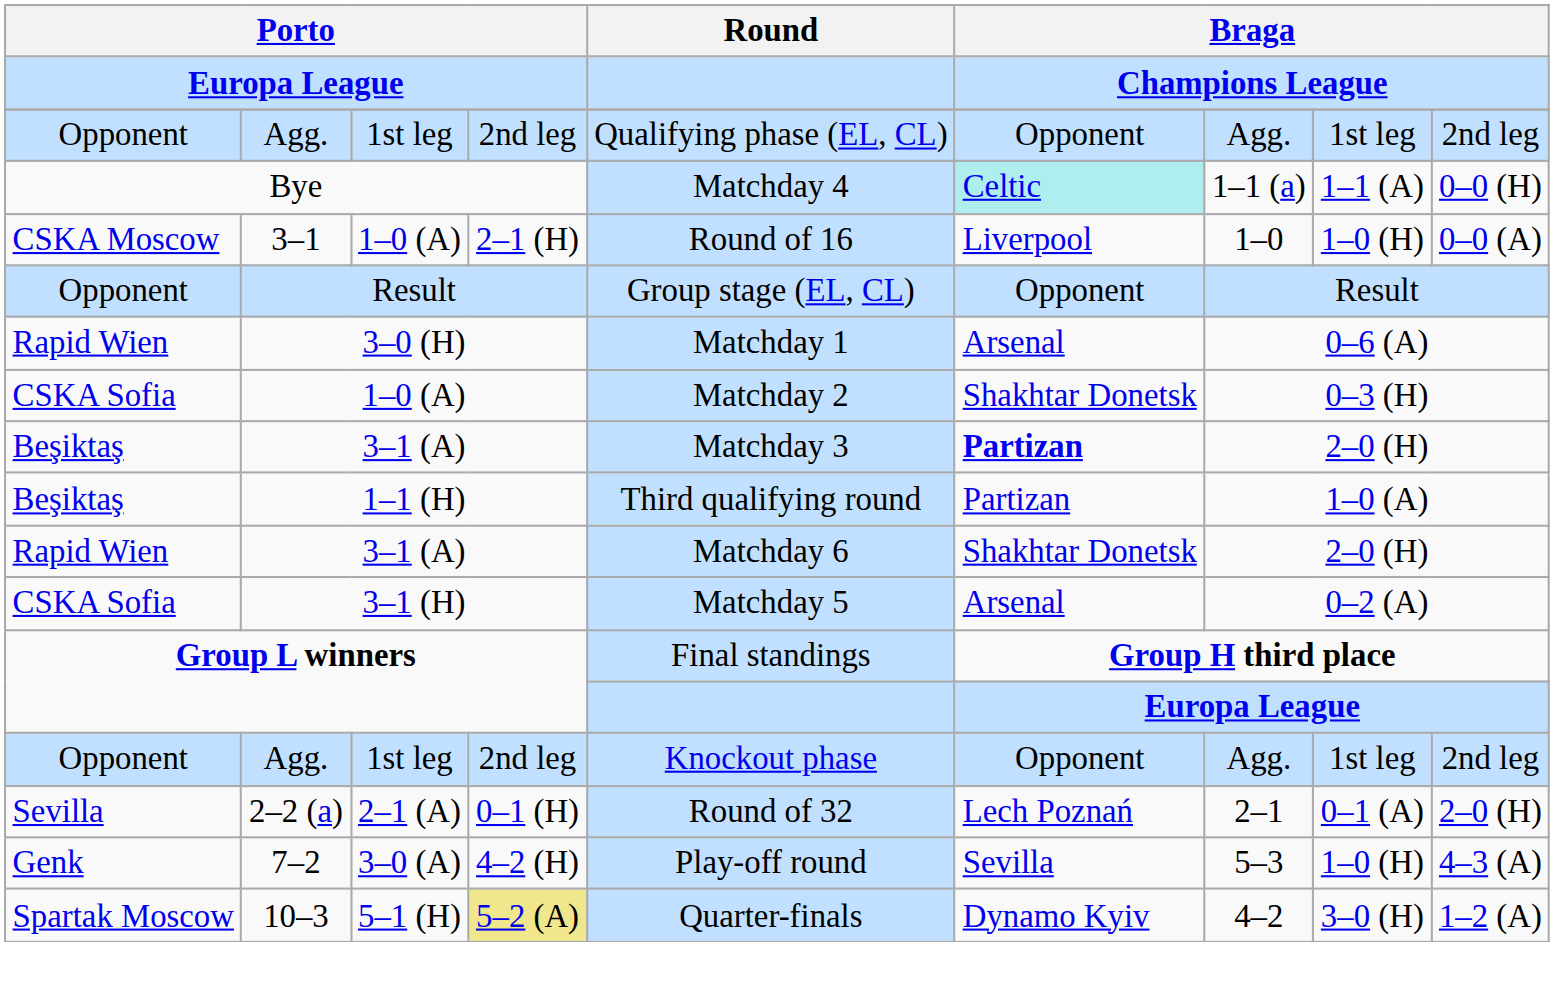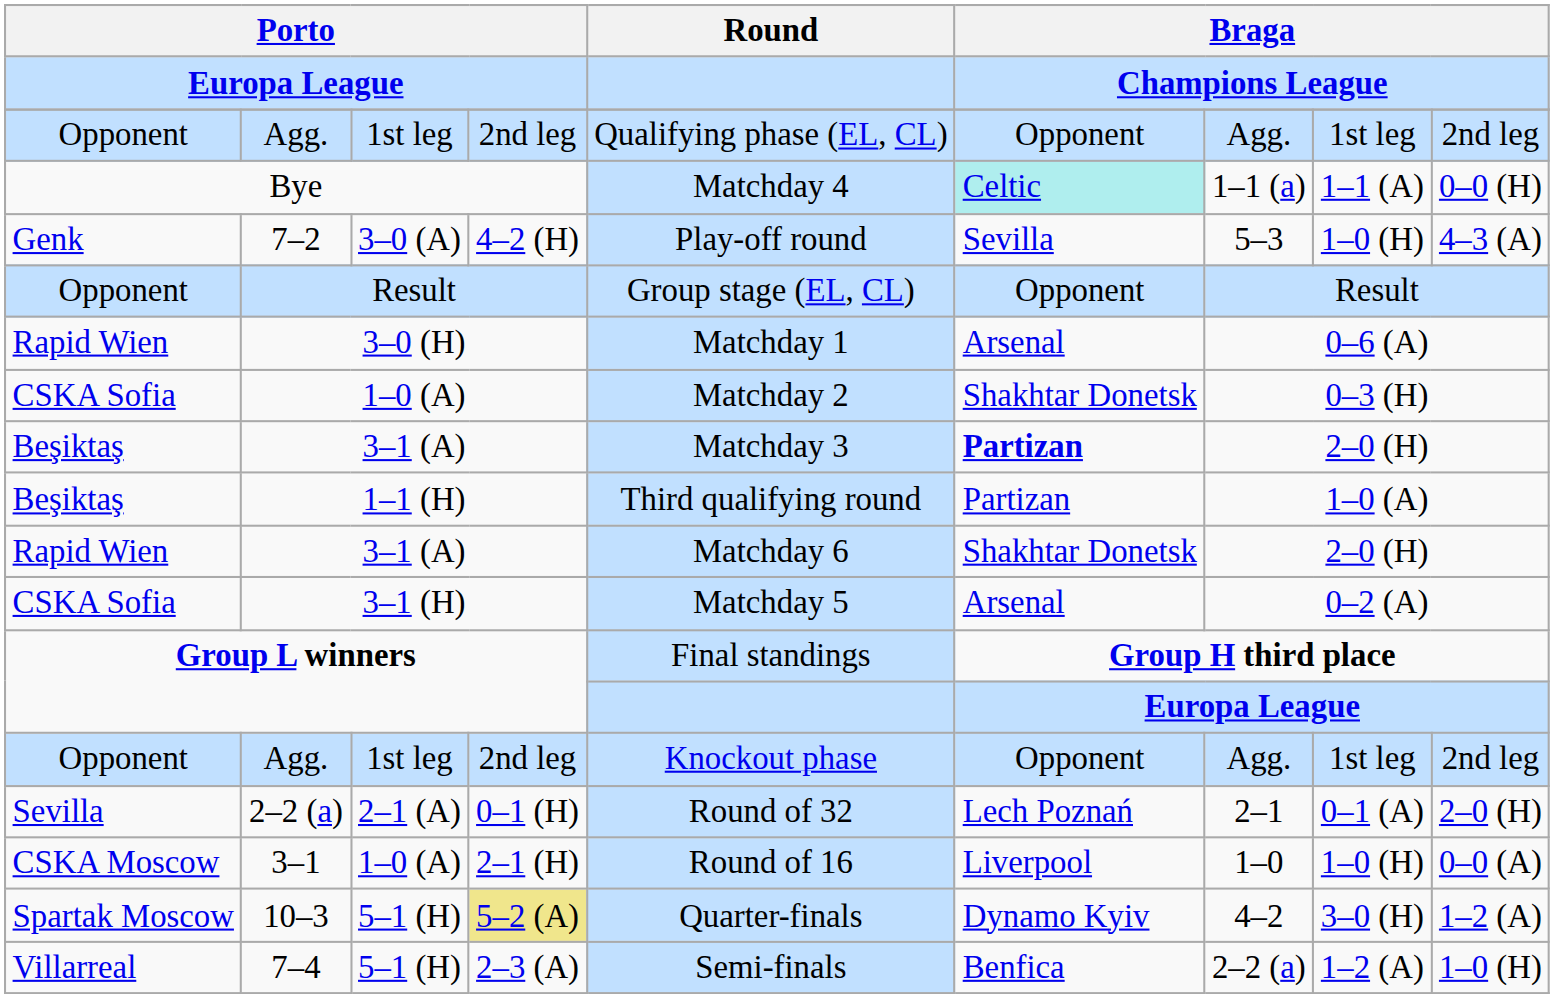rows swapped: (48, 862) <-> (116, 238)
+ row: (74, 966)
